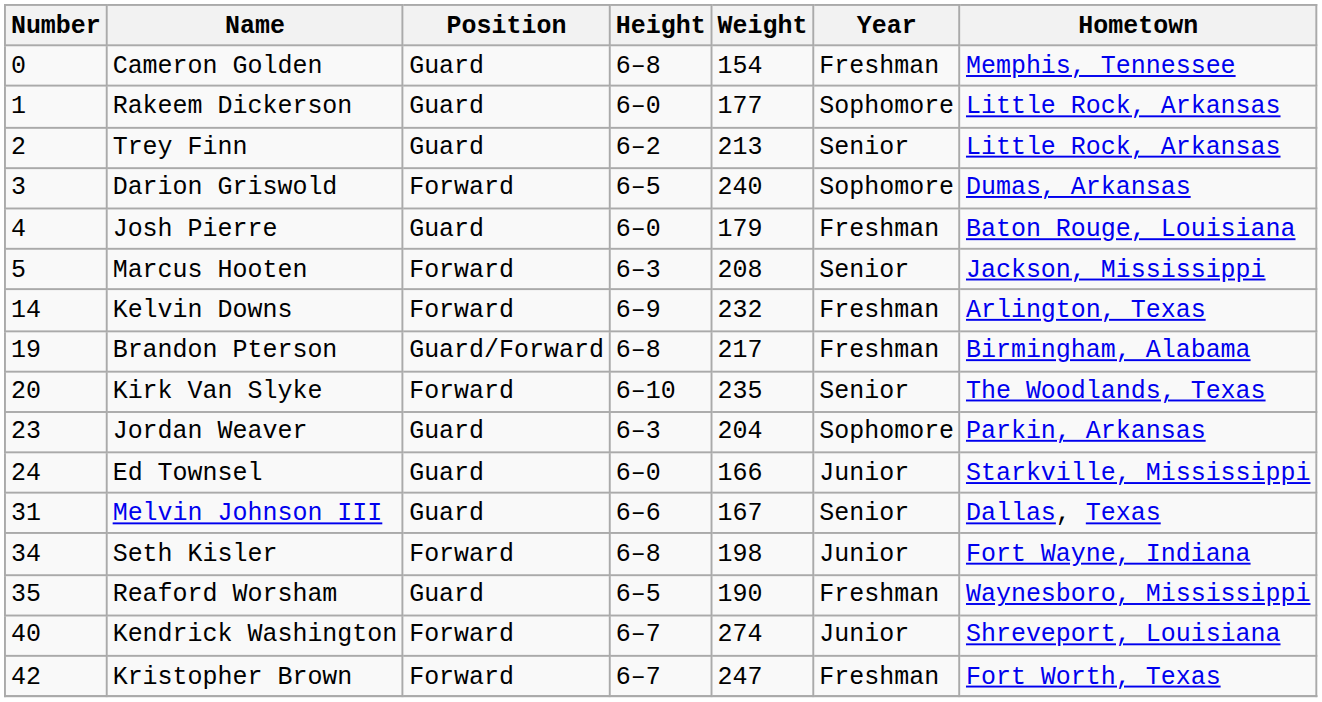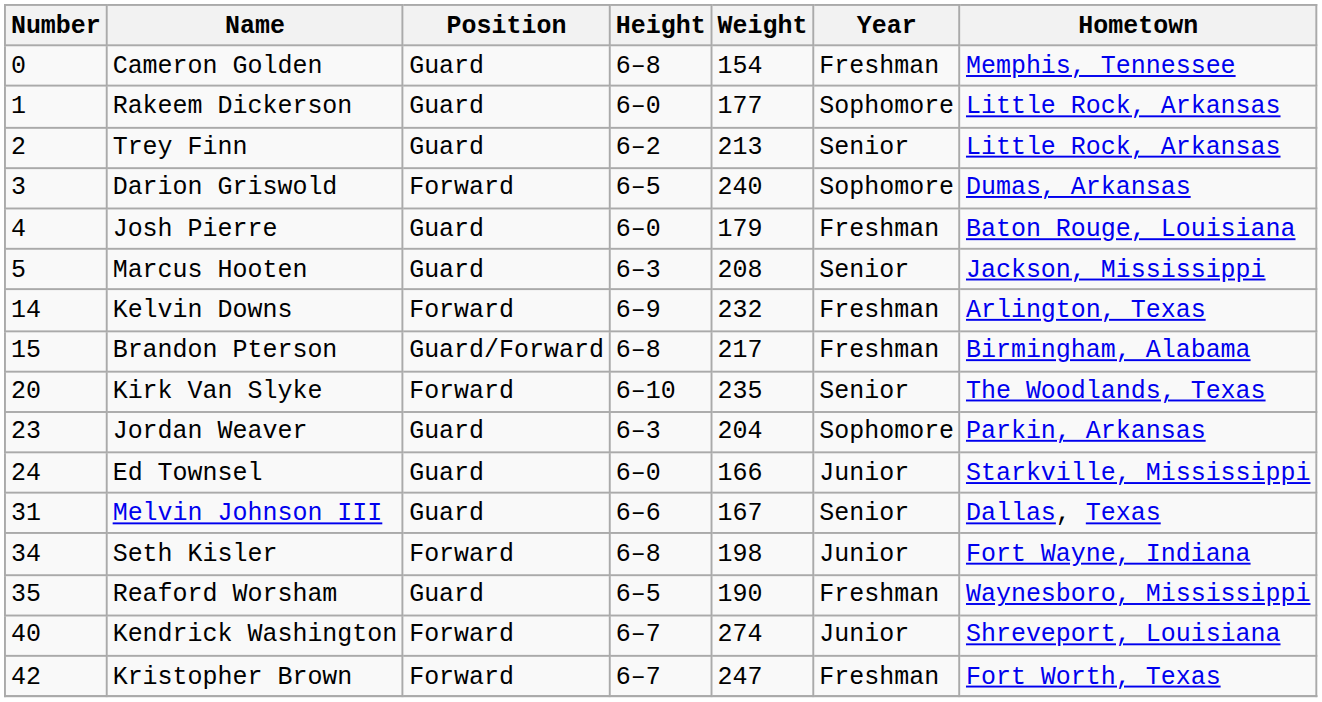(462, 269) Forward -> (447, 269) Guard
(26, 351) 19 -> (26, 351) 15
